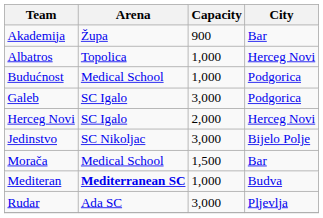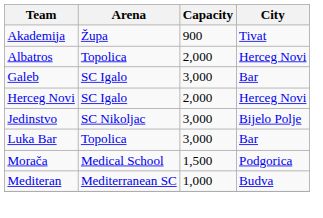(257, 35) Bar -> (253, 35) Tivat
(206, 56) 1,000 -> (198, 56) 2,000
- row: (35, 77)
(274, 98) Podgorica -> (249, 77) Bar
+ row: (32, 139)
(257, 160) Bar -> (266, 160) Podgorica
(133, 181) bold -> (129, 181) normal
- row: (23, 202)
